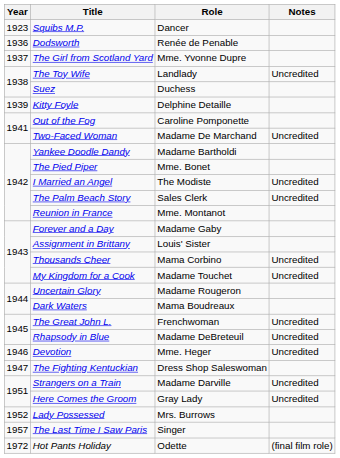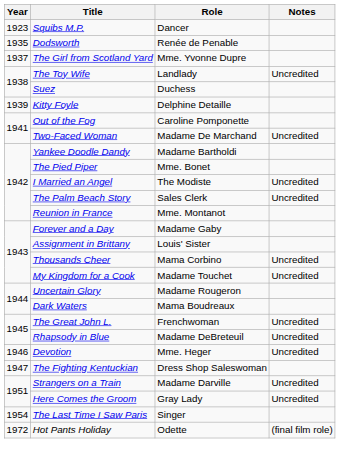(17, 43) 1936 -> (17, 43) 1935
- row: (69, 414)
(17, 430) 1957 -> (17, 414) 1954
